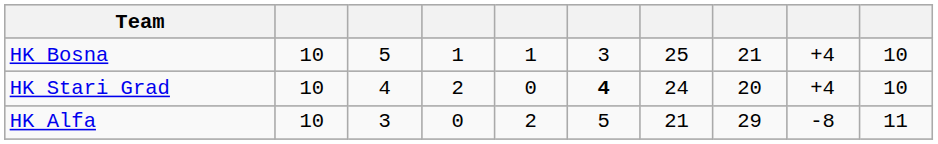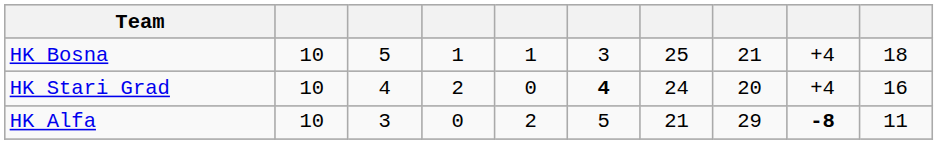(896, 55) 10 -> (896, 55) 18
(896, 88) 10 -> (896, 88) 16
(823, 122) normal -> (823, 122) bold
